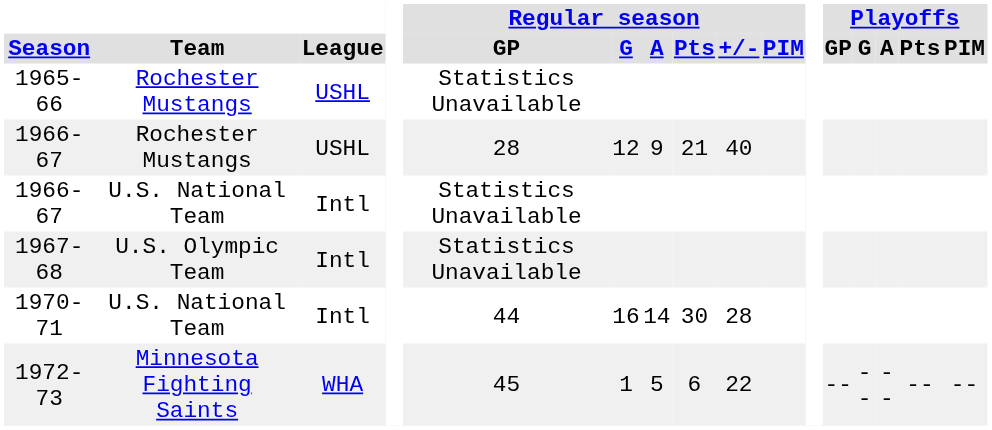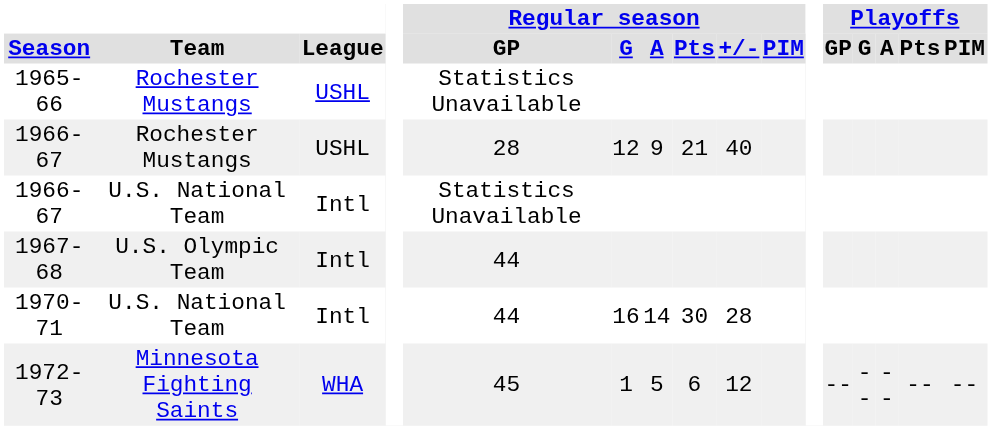(507, 260) Statistics Unavailable -> (507, 260) 44
(739, 385) 22 -> (739, 385) 12
